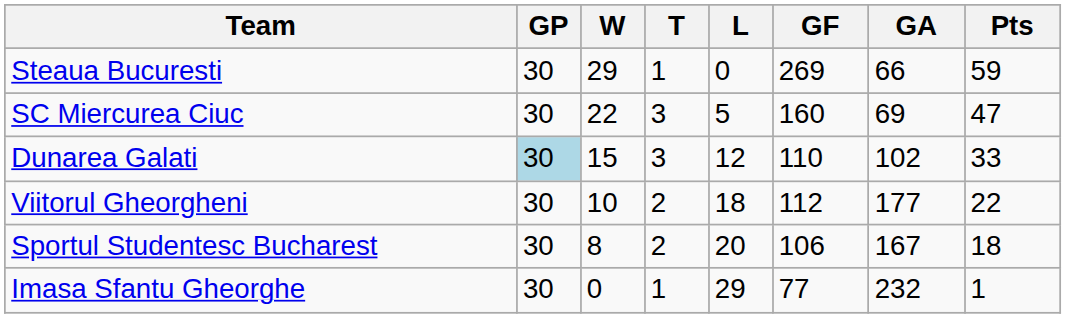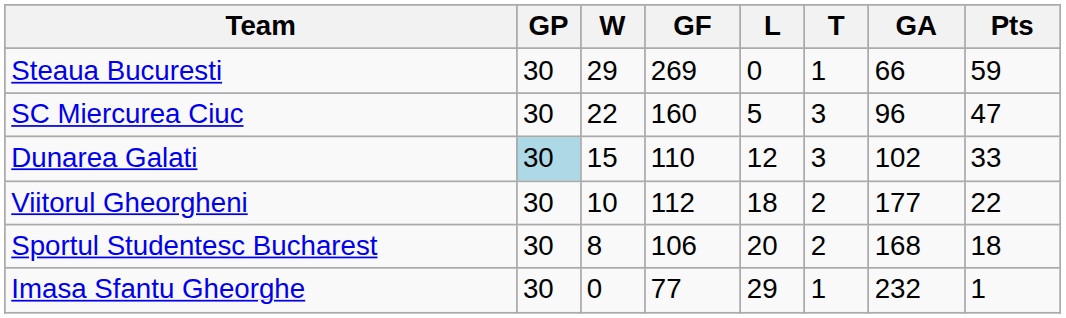columns swapped: (676, 26) <-> (820, 26)
(890, 114) 69 -> (890, 114) 96
(898, 245) 167 -> (898, 245) 168
